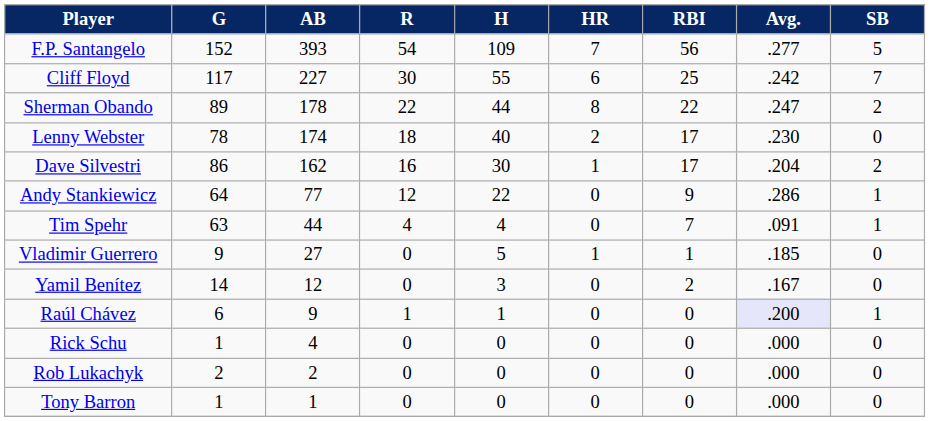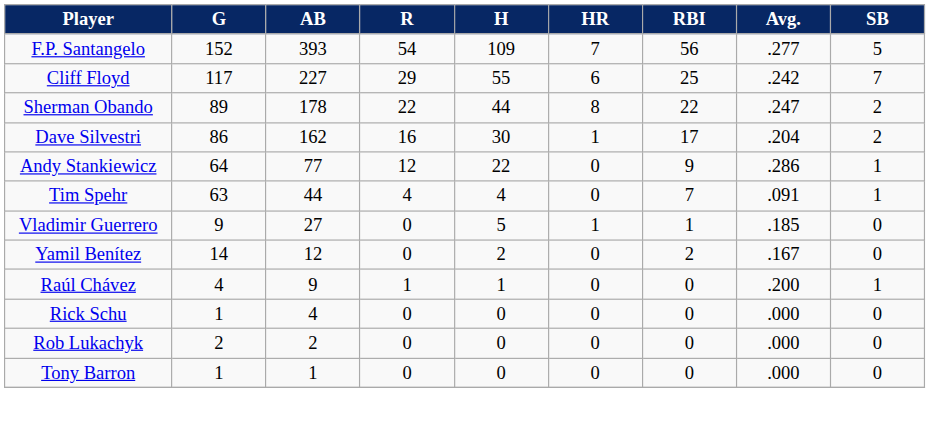(407, 78) 30 -> (407, 78) 29
- row: (88, 136)
(501, 284) 3 -> (501, 254) 2
(219, 313) 6 -> (219, 284) 4
(783, 313) lavender background -> (783, 284) no background
